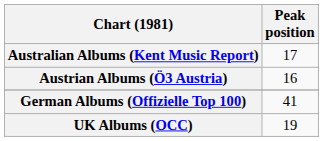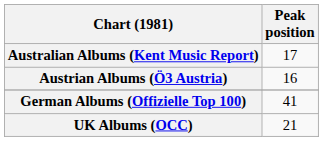(290, 124) 19 -> (290, 124) 21
